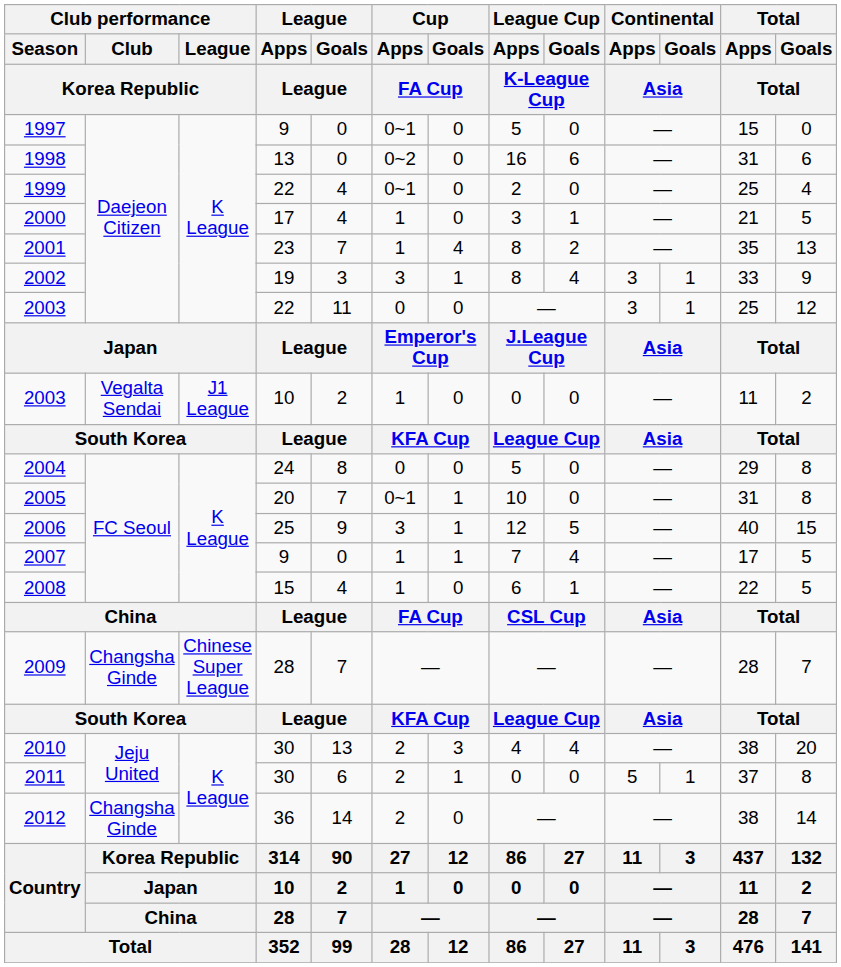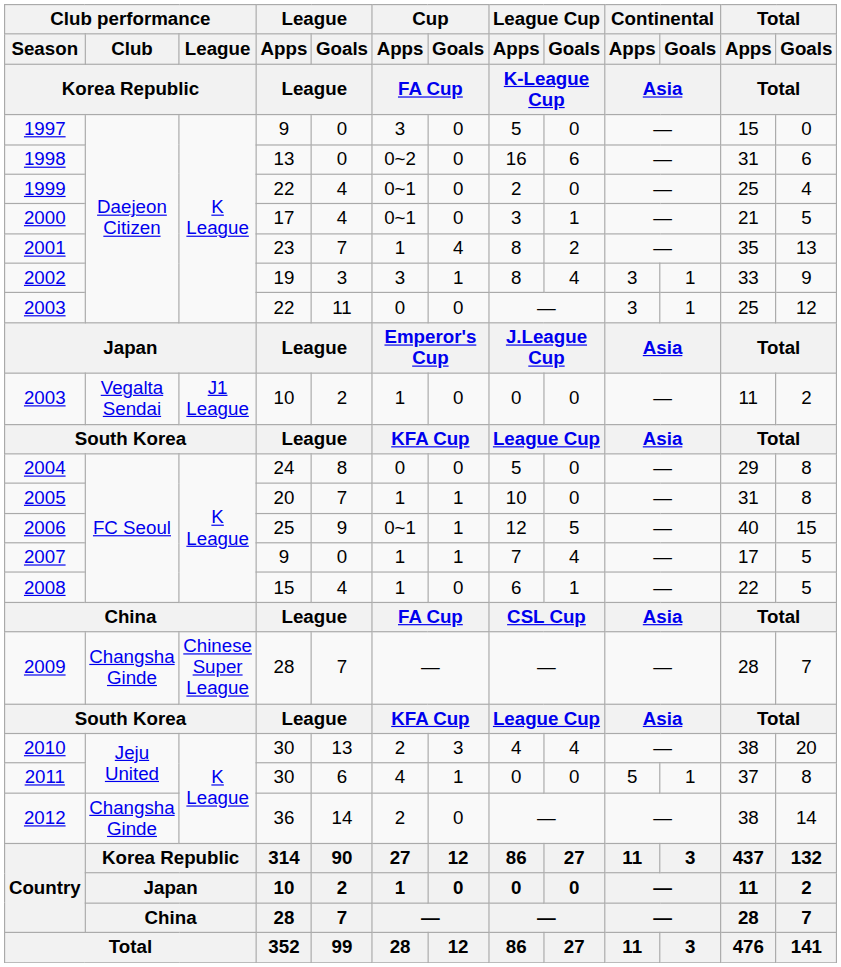(400, 129) 0~1 -> (400, 129) 3
(400, 218) 1 -> (400, 218) 0~1
(400, 498) 0~1 -> (400, 498) 1
(400, 527) 3 -> (400, 527) 0~1
(400, 777) 2 -> (400, 777) 4
